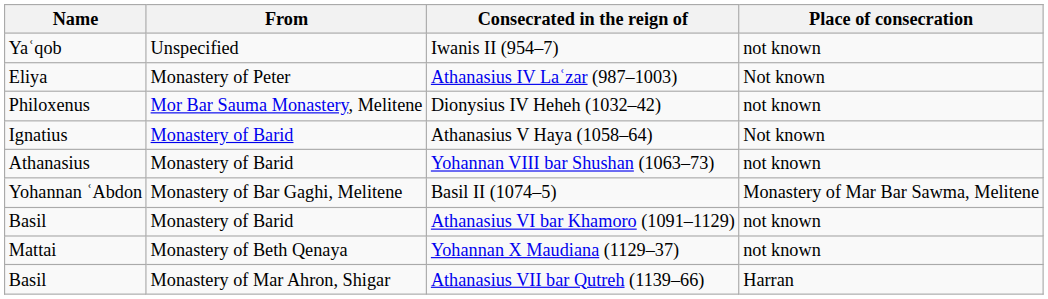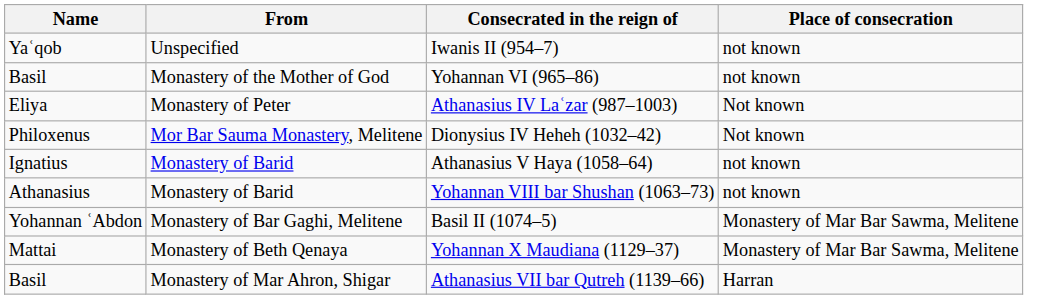+ row: (515, 76)
(782, 105) not known -> (764, 134) Not known
(784, 134) Not known -> (762, 163) not known
- row: (583, 221)
(782, 250) not known -> (871, 250) Monastery of Mar Bar Sawma, Melitene
